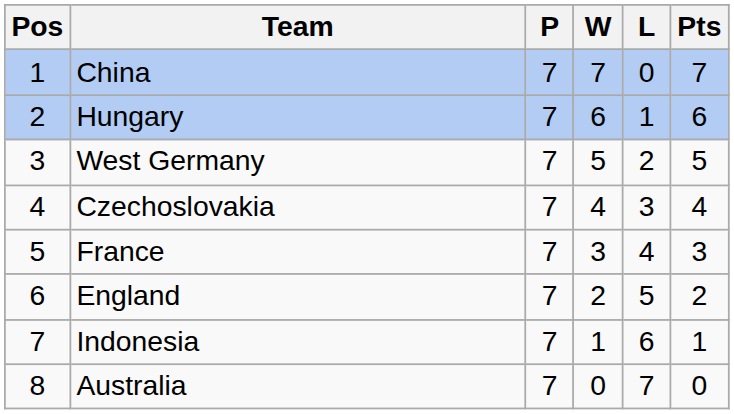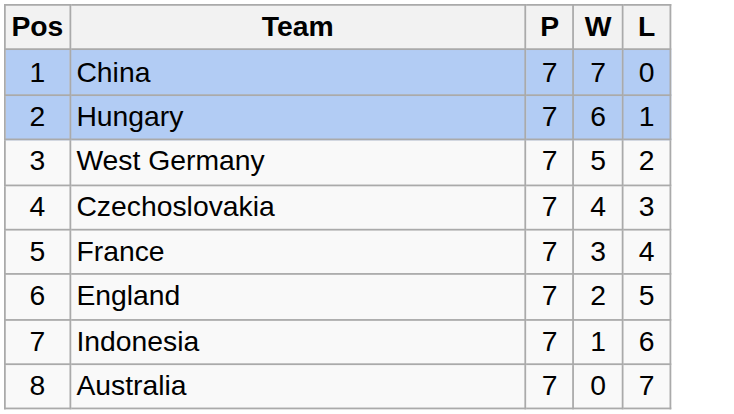- column: (699, 26)
